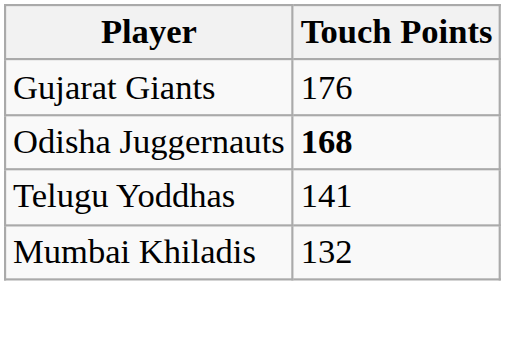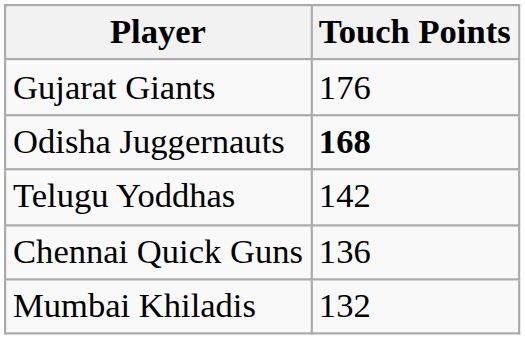(327, 196) 141 -> (345, 196) 142
+ row: (158, 251)
